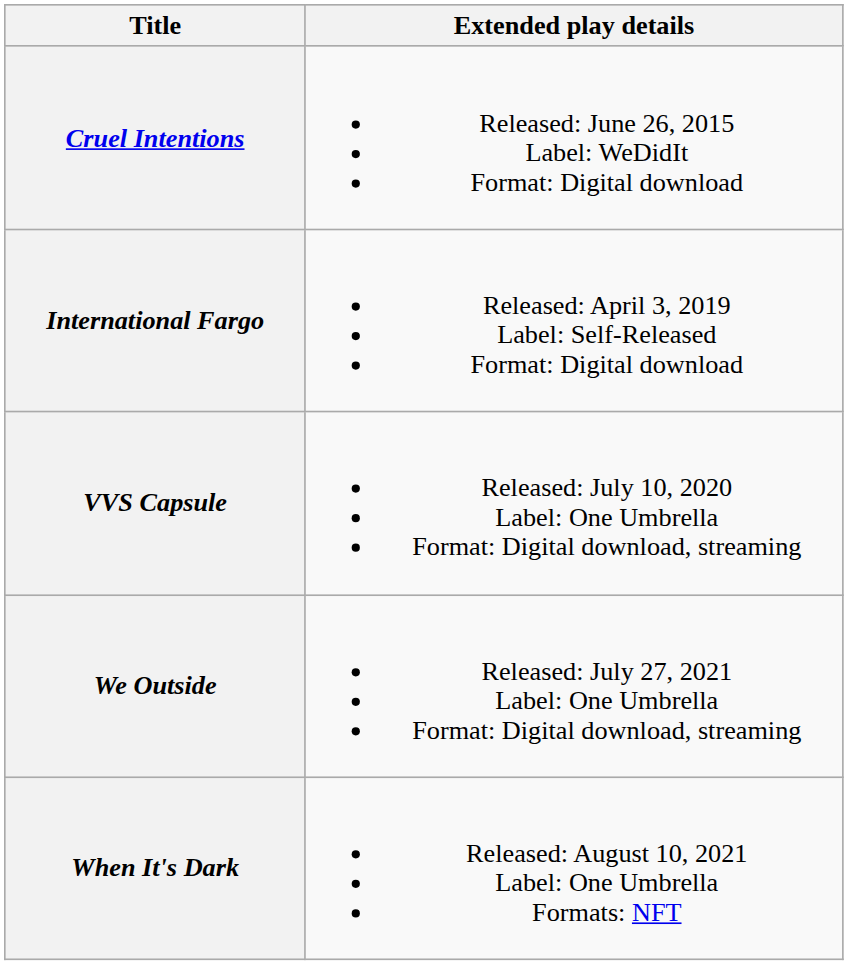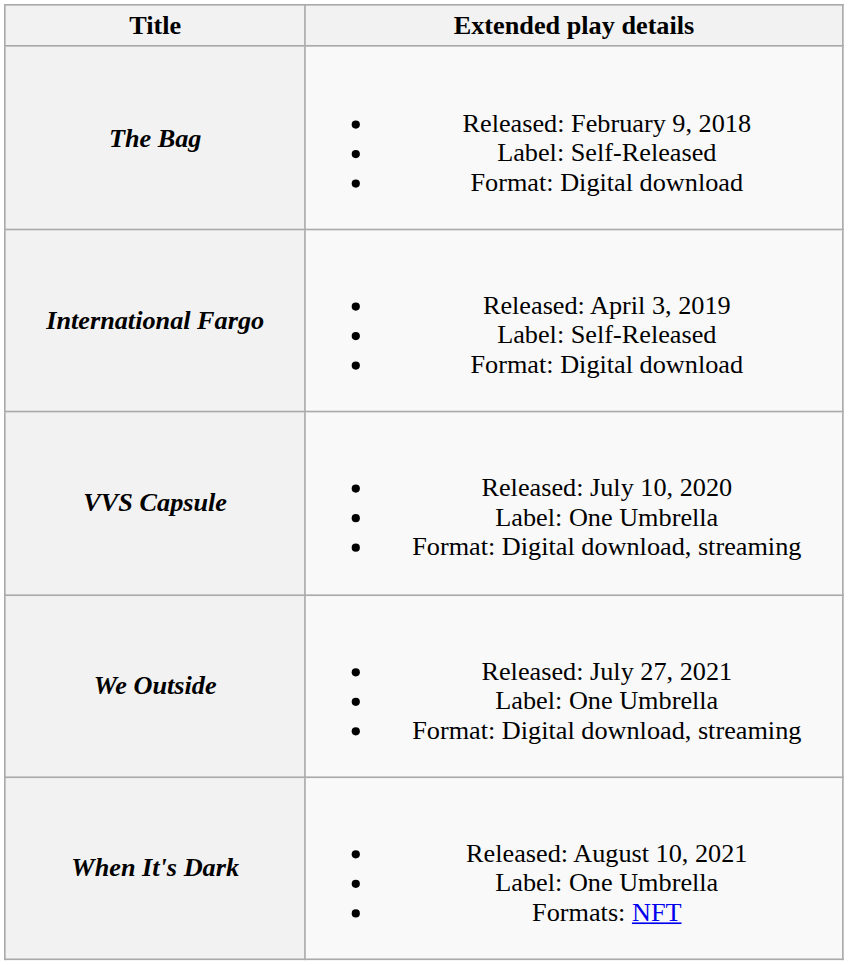- row: (155, 137)
+ row: (155, 137)
